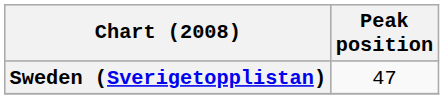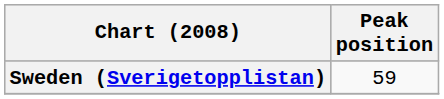(384, 78) 47 -> (384, 78) 59
